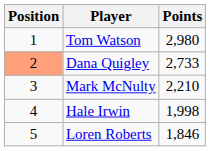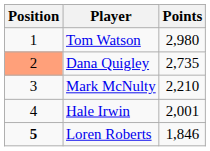(182, 63) 2,733 -> (182, 63) 2,735
(182, 110) 1,998 -> (182, 110) 2,001
(34, 134) normal -> (34, 134) bold
